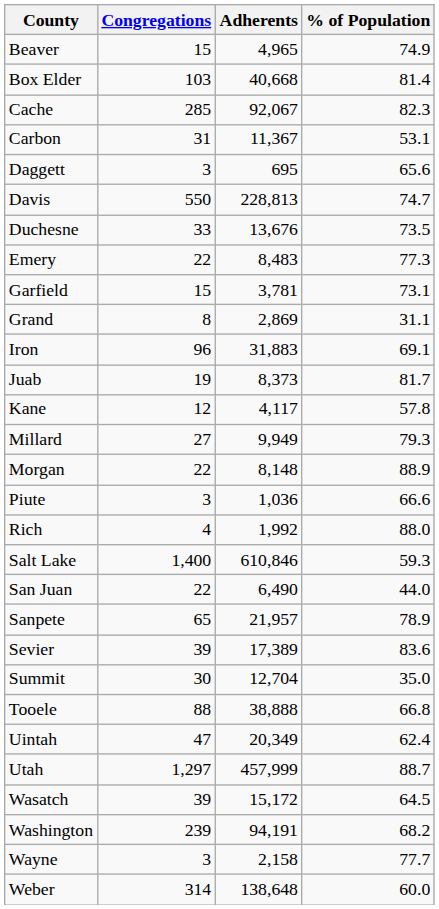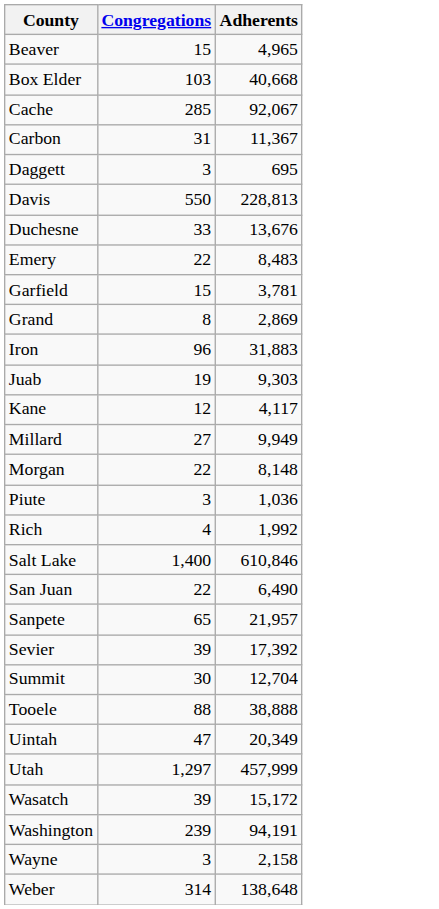- column: (368, 19)
(278, 379) 8,373 -> (278, 379) 9,303
(274, 649) 17,389 -> (274, 649) 17,392
